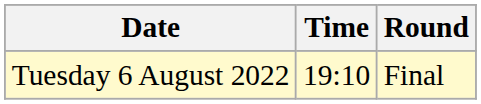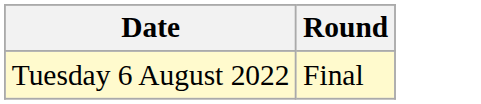- column: (337, 27)
